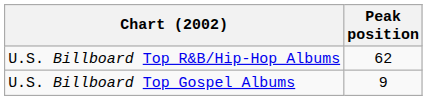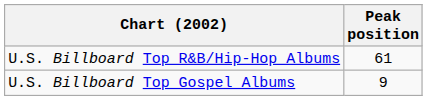(383, 58) 62 -> (383, 58) 61
